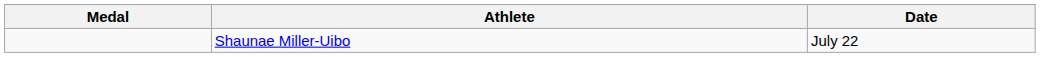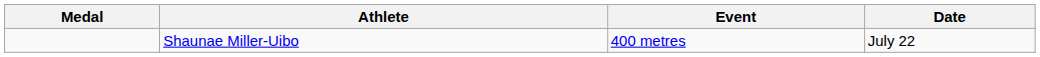+ column: (736, 17)
